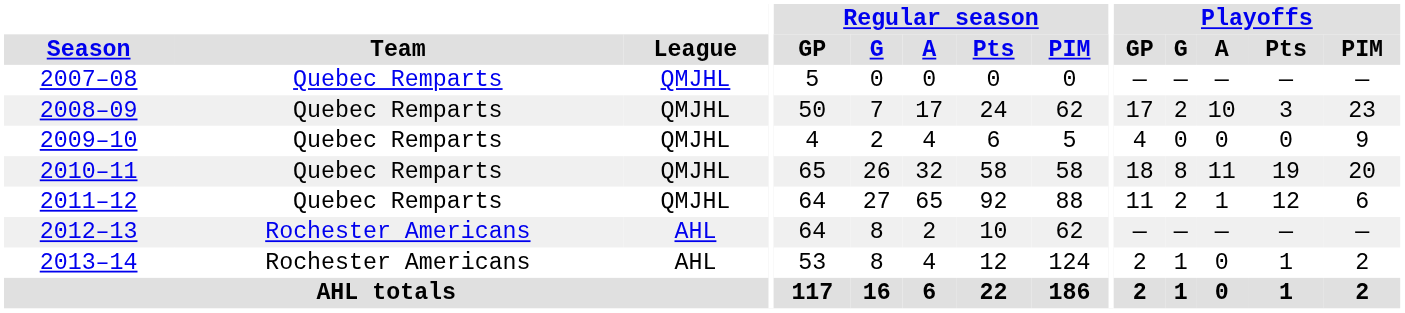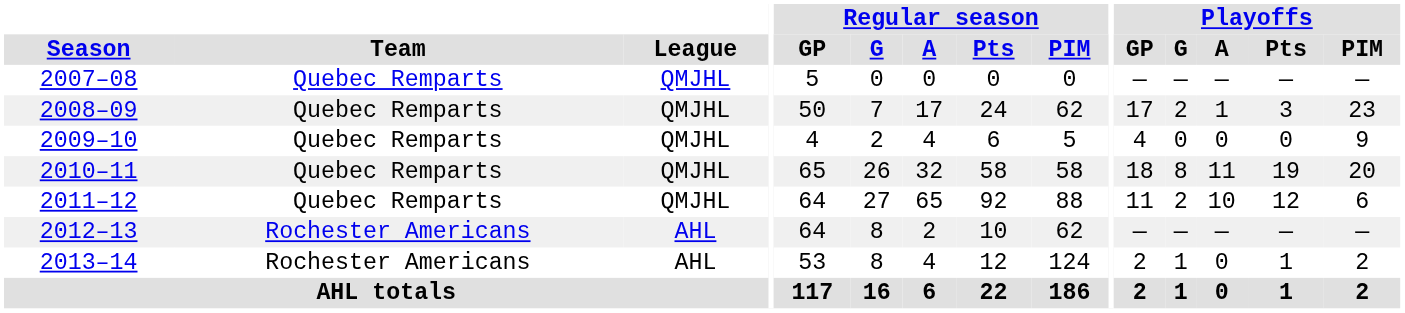(1222, 111) 10 -> (1222, 111) 1
(1222, 202) 1 -> (1222, 202) 10
